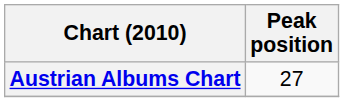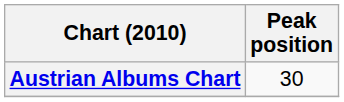(292, 79) 27 -> (292, 79) 30
